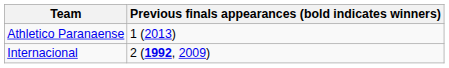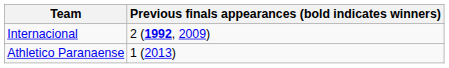rows swapped: (66, 33) <-> (43, 53)
